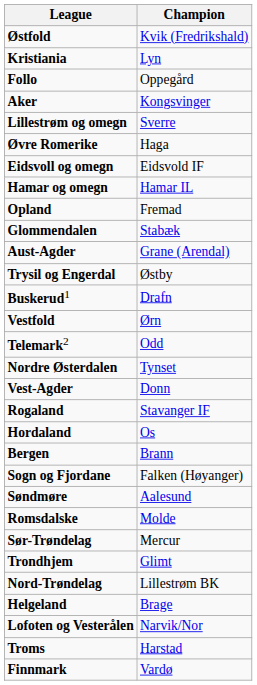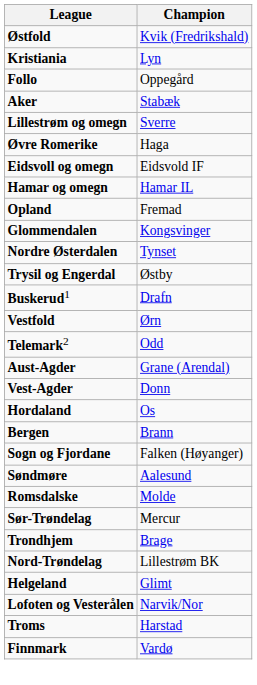(175, 101) Kongsvinger -> (160, 101) Stabæk
(160, 230) Stabæk -> (175, 230) Kongsvinger
rows swapped: (62, 367) <-> (42, 252)
- row: (36, 410)
(156, 561) Glimt -> (156, 540) Brage
(156, 604) Brage -> (156, 583) Glimt
